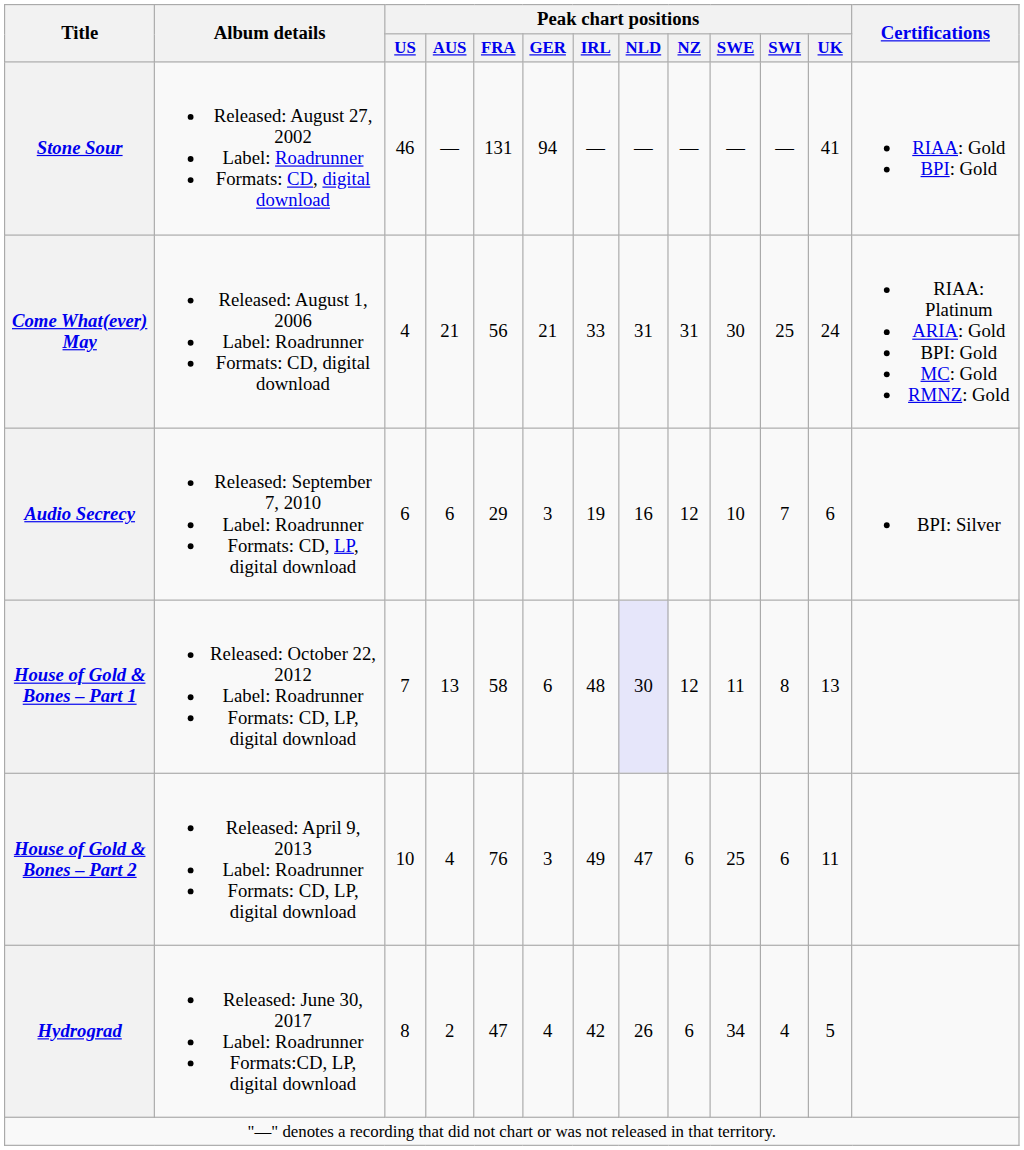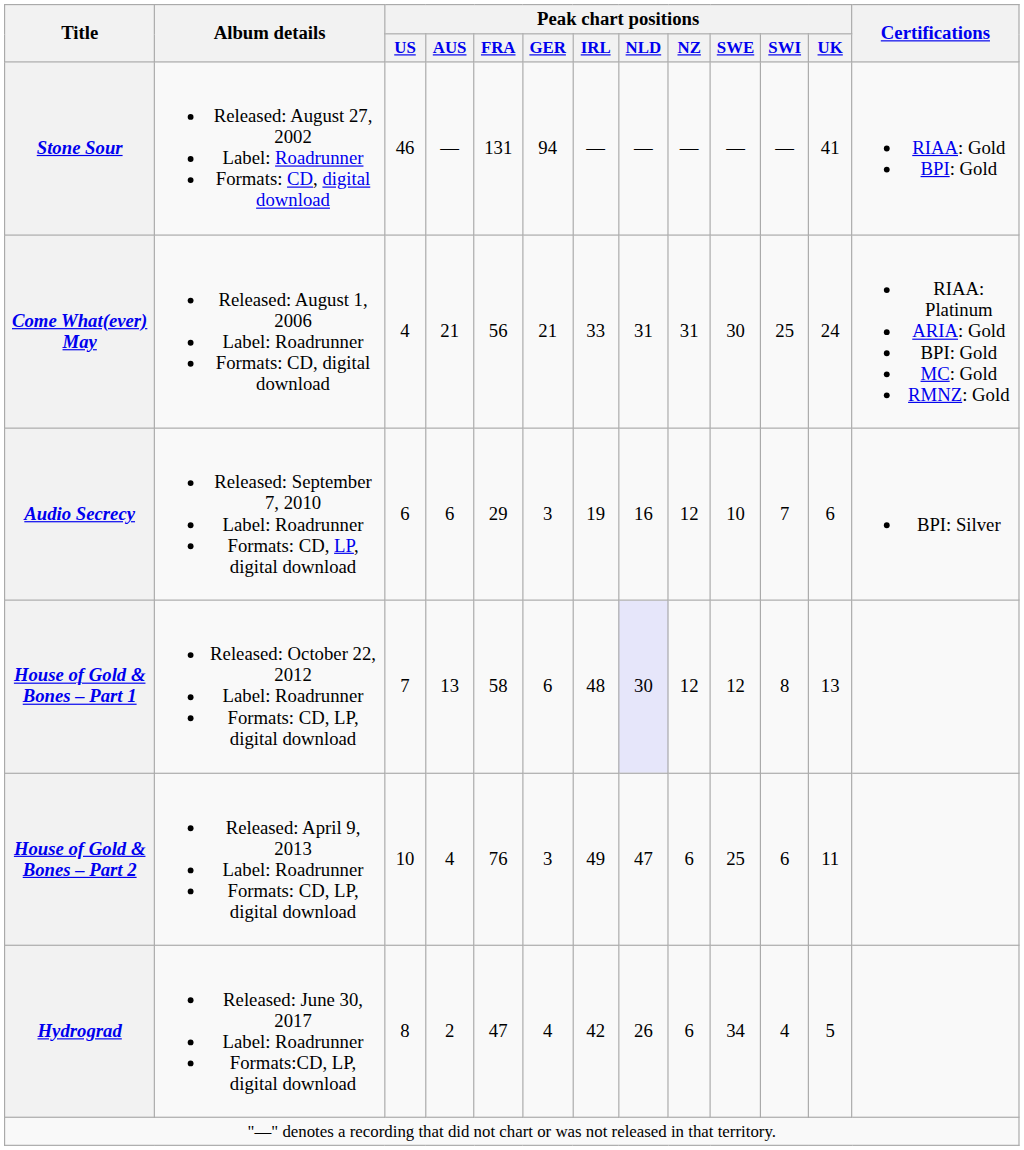(736, 686) 11 -> (736, 686) 12
